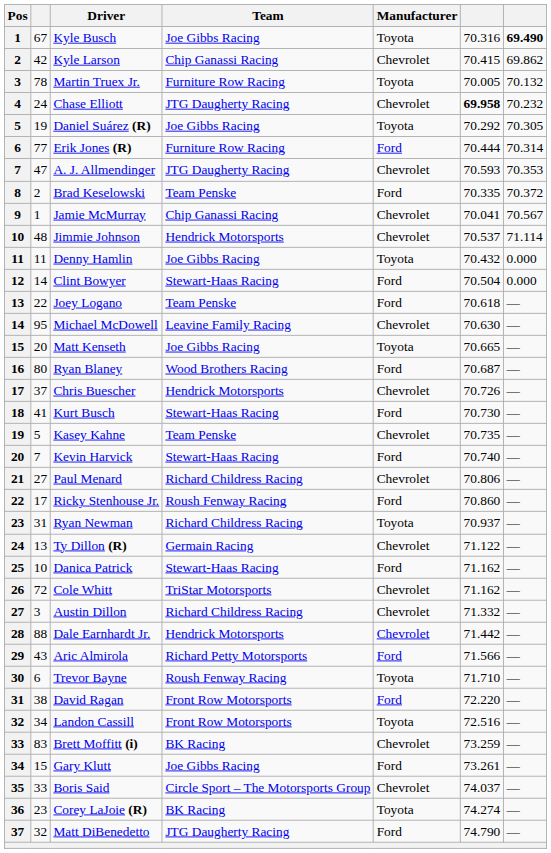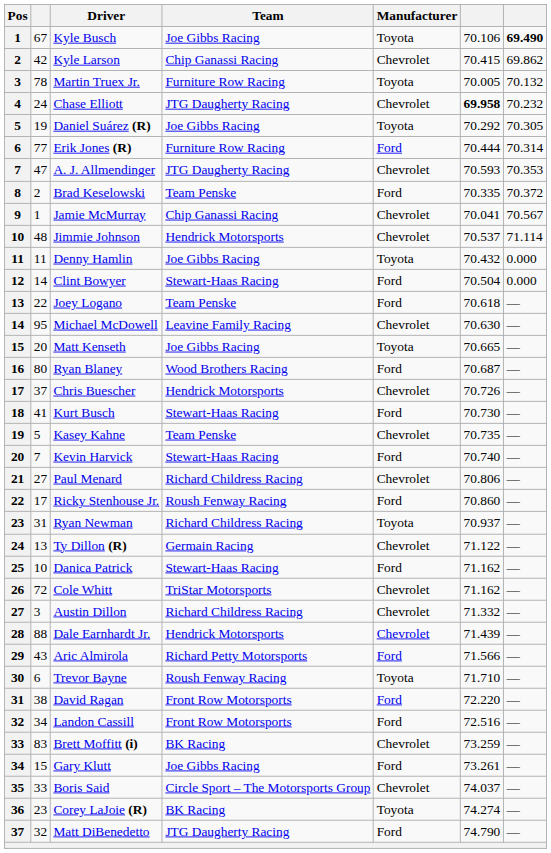(482, 37) 70.316 -> (482, 37) 70.106
(482, 633) 71.442 -> (482, 633) 71.439
(395, 721) Toyota -> (389, 721) Ford
